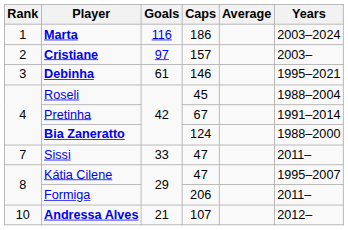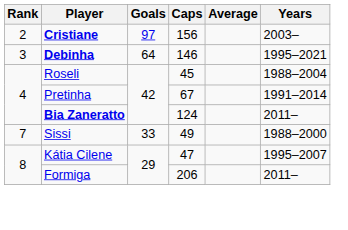- row: (61, 34)
(201, 54) 157 -> (187, 34) 156
(162, 74) 61 -> (148, 54) 64
(309, 134) 1988–2000 -> (281, 114) 2011–
(201, 154) 47 -> (187, 134) 49
(294, 154) 2011– -> (295, 134) 1988–2000
- row: (91, 214)
